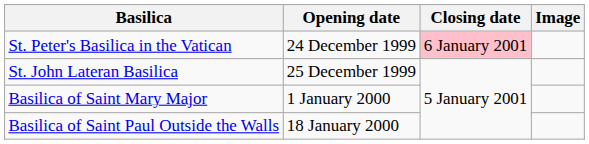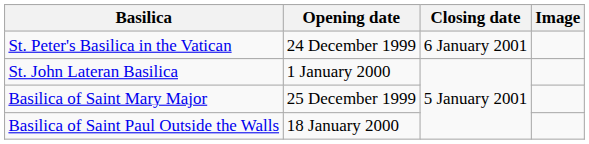(476, 44) pink background -> (476, 44) no background
(351, 71) 25 December 1999 -> (339, 71) 1 January 2000
(339, 98) 1 January 2000 -> (351, 98) 25 December 1999
